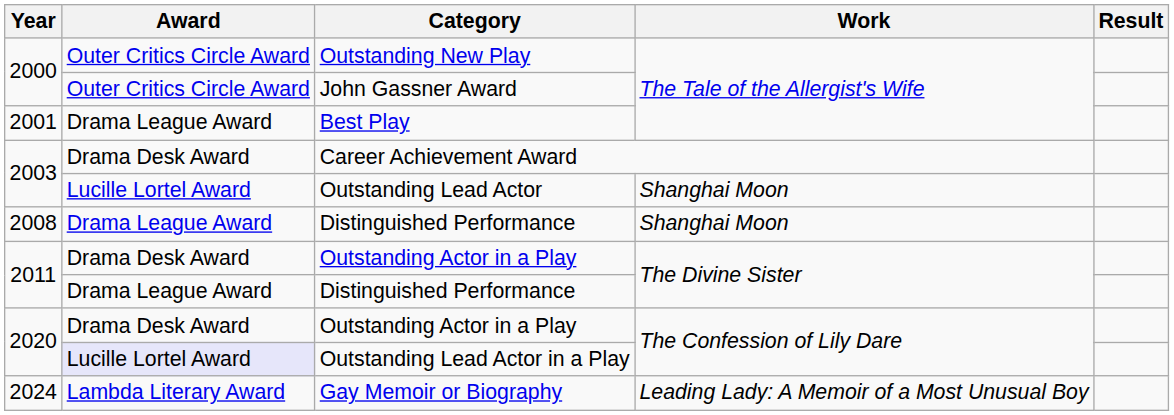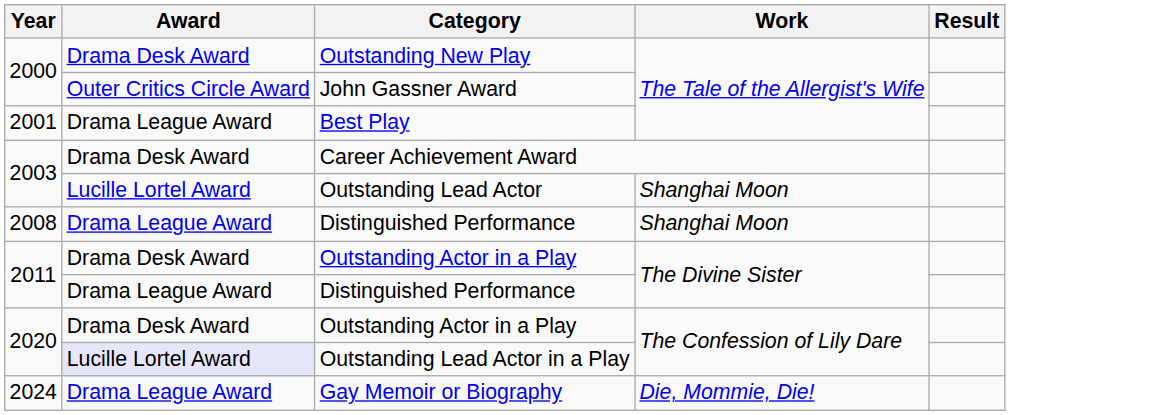(188, 55) Outer Critics Circle Award -> (158, 55) Drama Desk Award
(176, 392) Lambda Literary Award -> (169, 392) Drama League Award
(864, 392) Leading Lady: A Memoir of a Most Unusual Boy -> (727, 392) Die, Mommie, Die!
